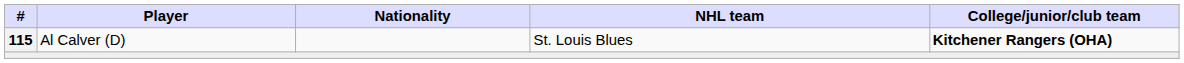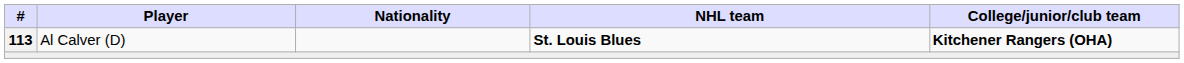(21, 39) 115 -> (21, 39) 113
(583, 39) normal -> (587, 39) bold
